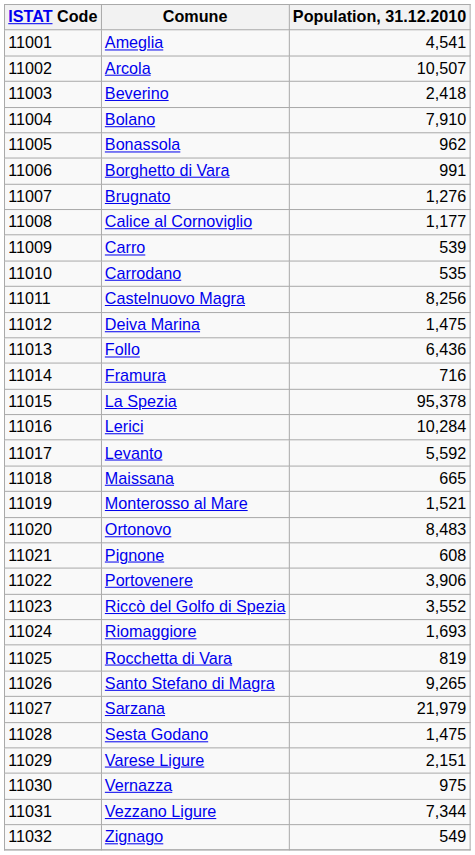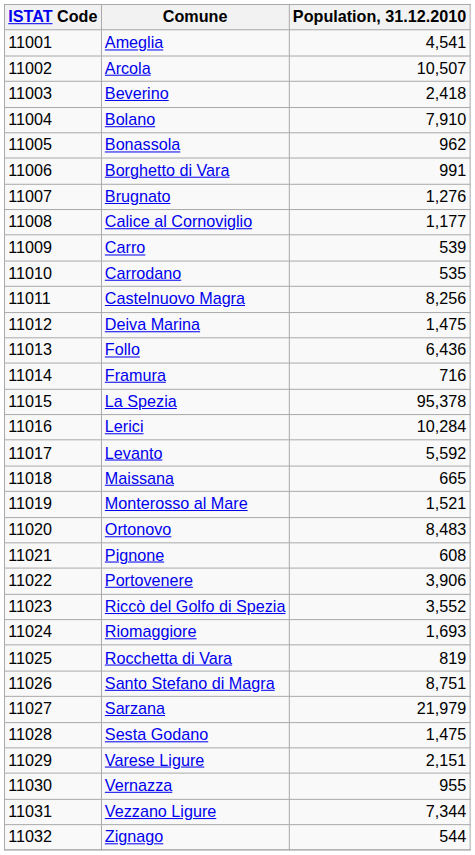(446, 683) 9,265 -> (446, 683) 8,751
(453, 786) 975 -> (453, 786) 955
(453, 837) 549 -> (453, 837) 544
